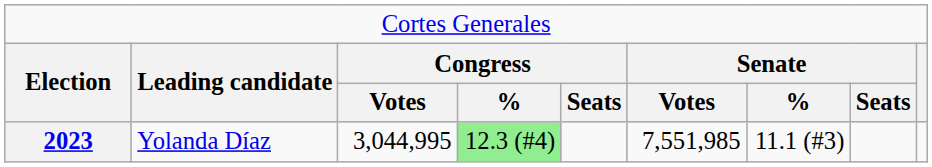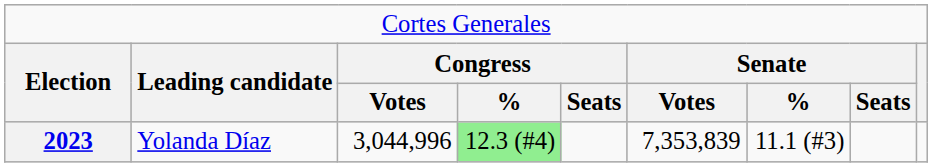(402, 141) 3,044,995 -> (402, 141) 3,044,996
(691, 141) 7,551,985 -> (691, 141) 7,353,839
